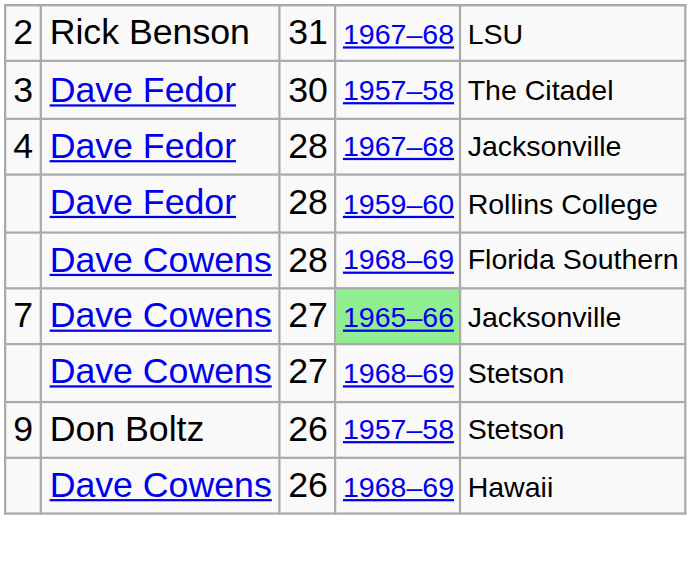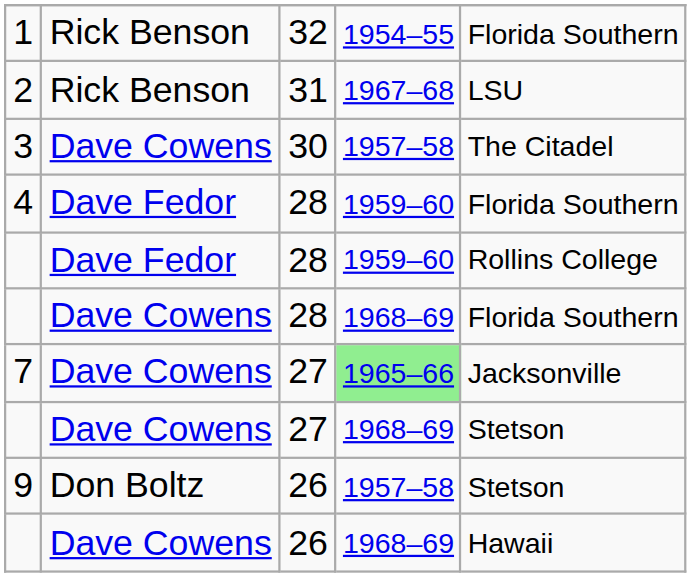+ row: (23, 32)
(143, 89) Dave Fedor -> (161, 145) Dave Cowens
(398, 147) 1967–68 -> (398, 203) 1959–60
(545, 147) Jacksonville -> (573, 203) Florida Southern
